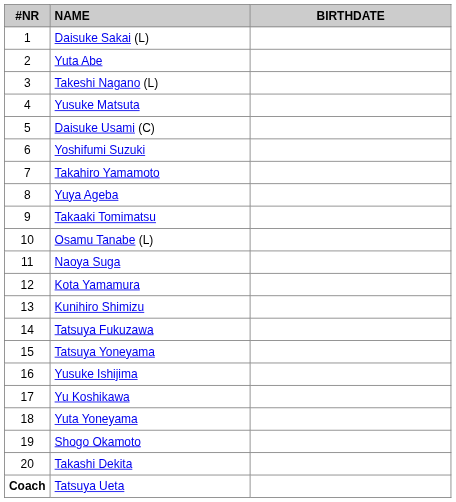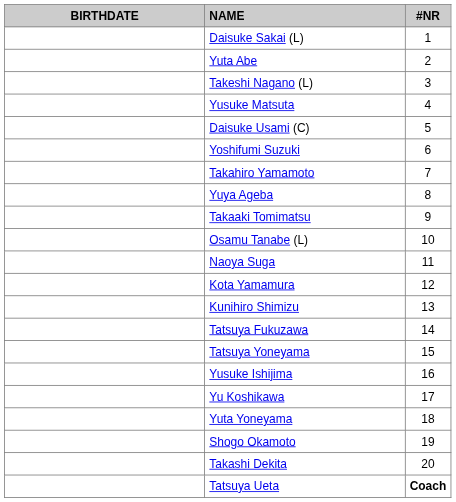columns swapped: (27, 16) <-> (351, 16)
